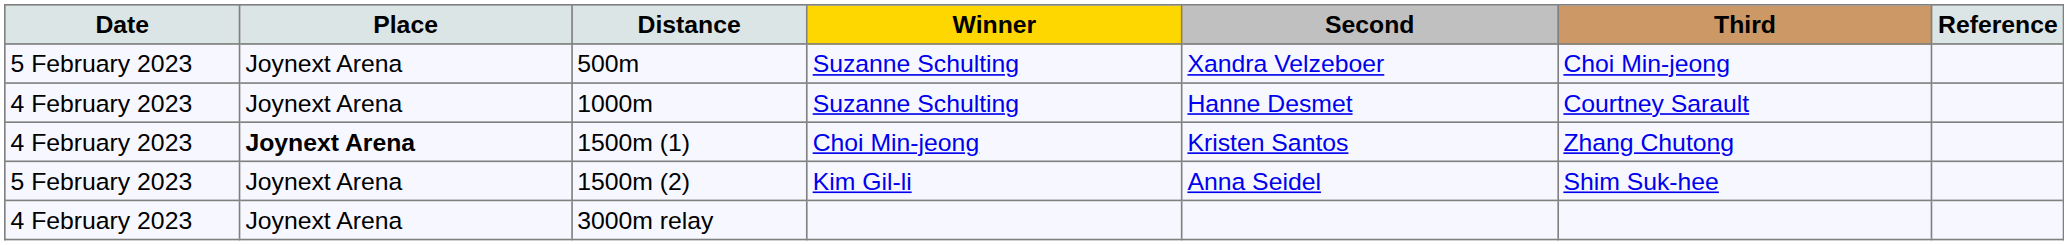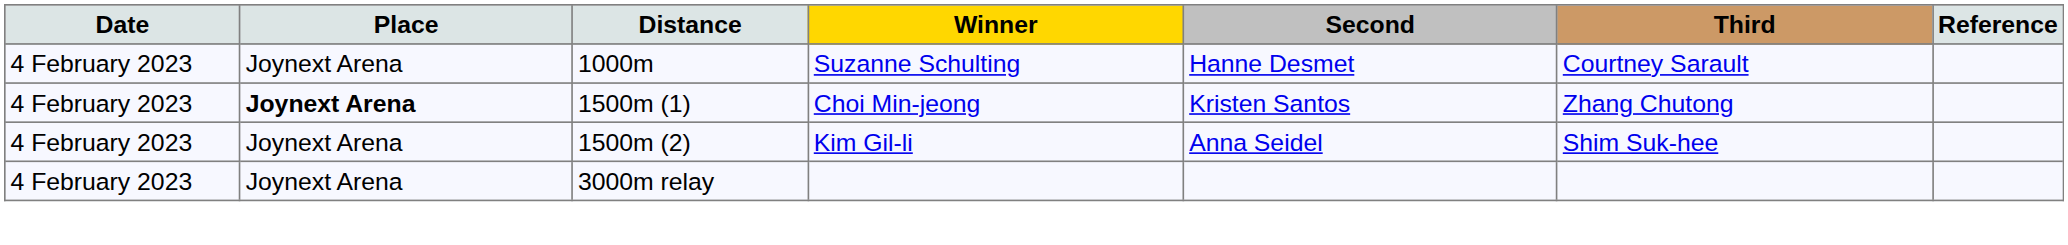- row: (608, 63)
(101, 181) 5 February 2023 -> (101, 142) 4 February 2023
